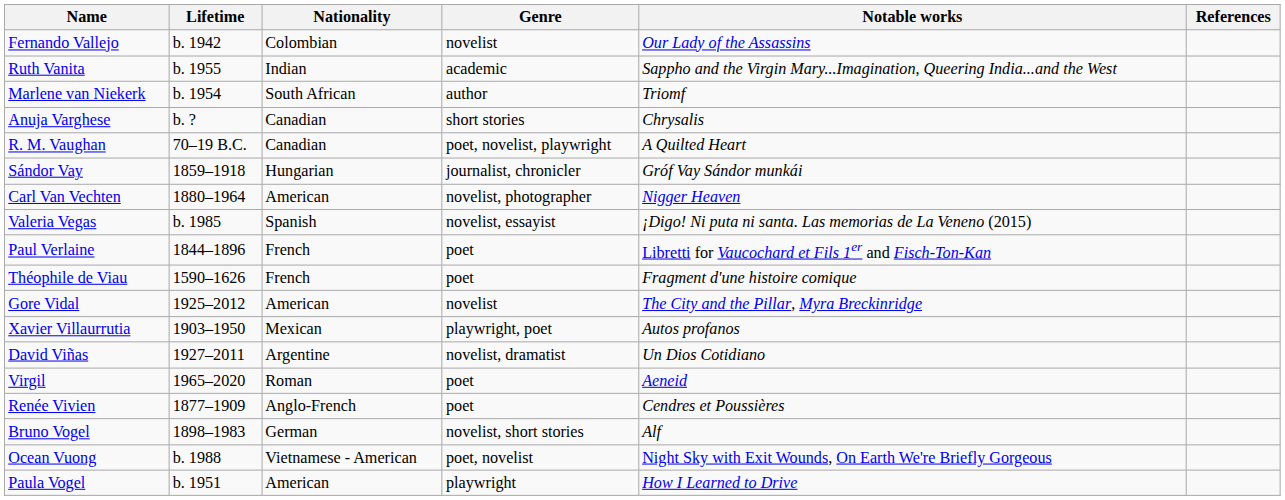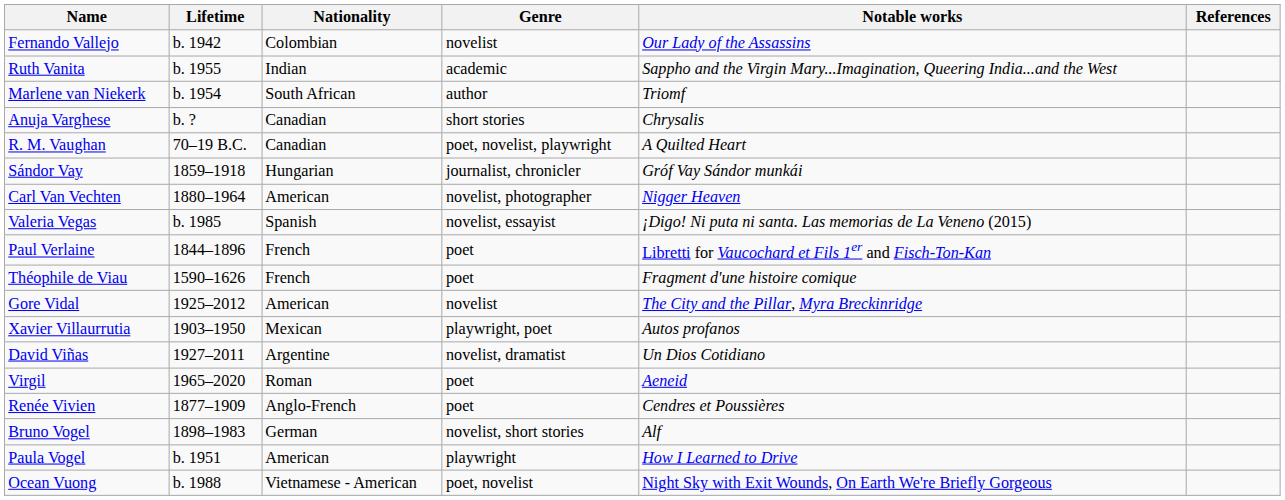rows swapped: (47, 483) <-> (52, 457)
